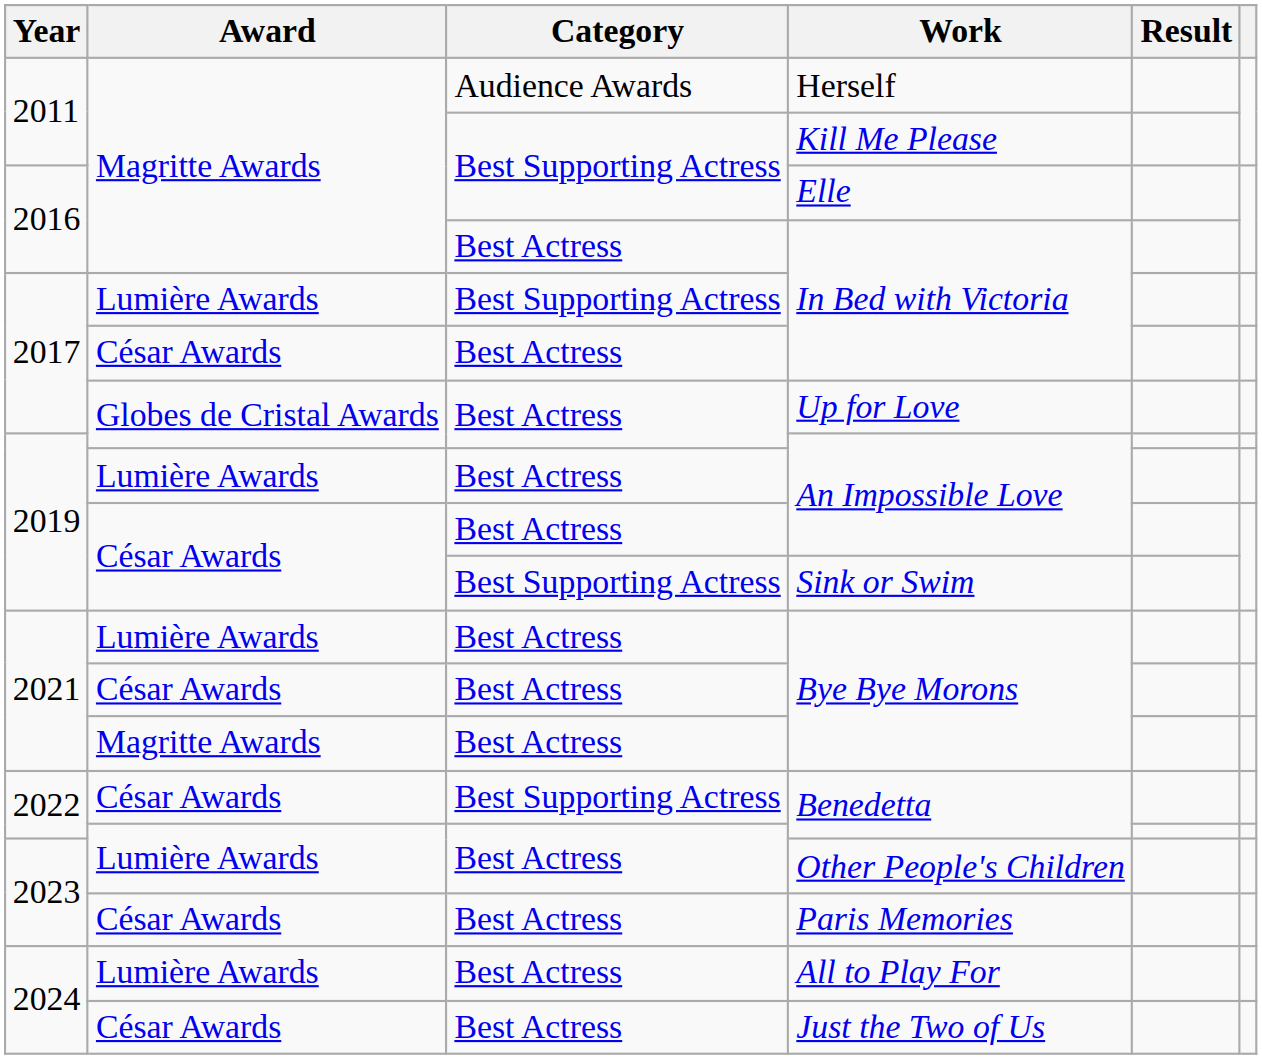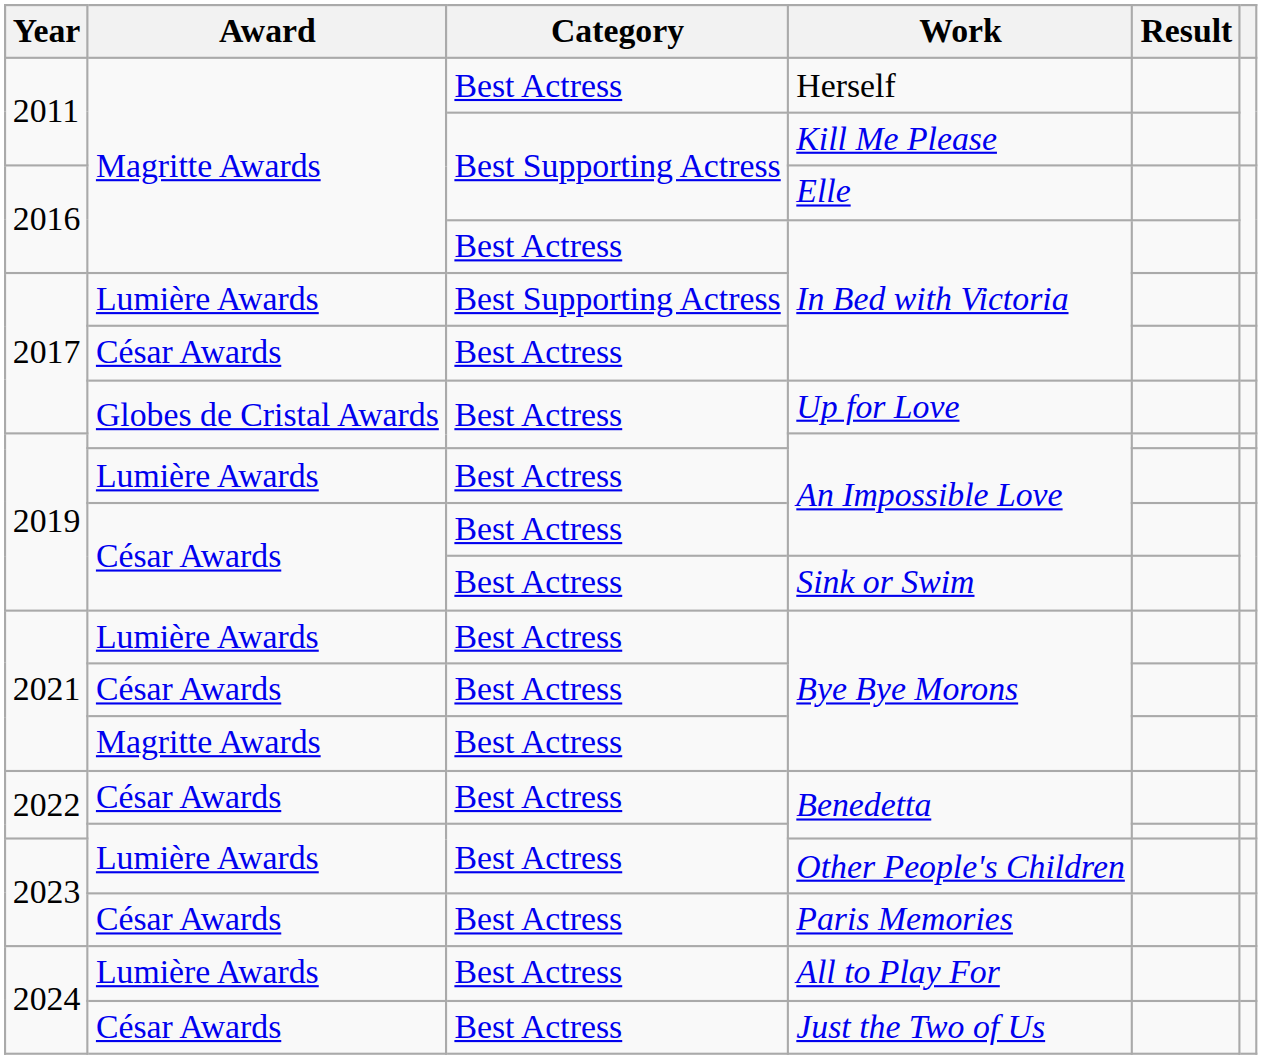(573, 84) Audience Awards -> (538, 84) Best Actress
(618, 582) Best Supporting Actress -> (538, 582) Best Actress
(618, 796) Best Supporting Actress -> (538, 796) Best Actress
